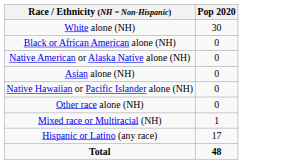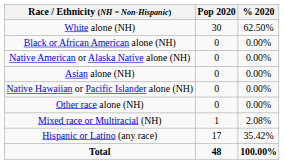+ column: (259, 12)
